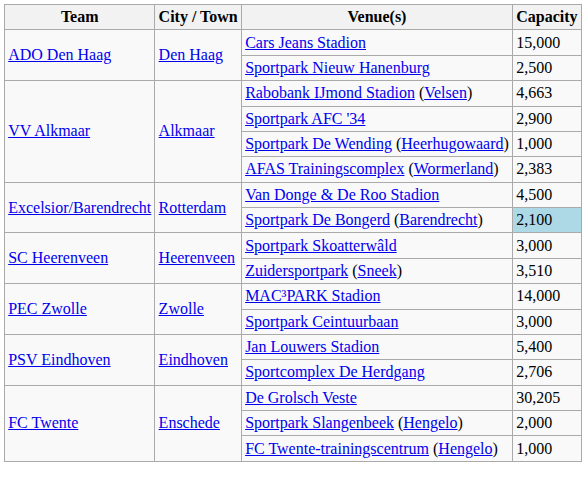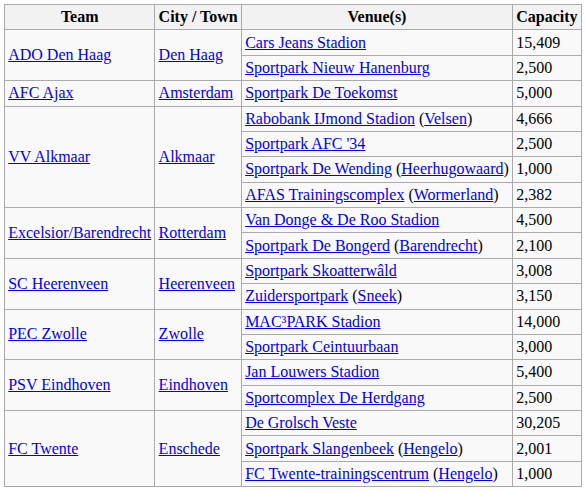(538, 42) 15,000 -> (538, 42) 15,409
+ row: (321, 93)
(534, 93) 4,663 -> (534, 118) 4,666
(534, 118) 2,900 -> (534, 144) 2,500
(534, 169) 2,383 -> (534, 194) 2,382
(534, 220) lightblue background -> (534, 245) no background
(534, 245) 3,000 -> (534, 270) 3,008
(534, 270) 3,510 -> (534, 296) 3,150
(534, 372) 2,706 -> (534, 397) 2,500
(534, 423) 2,000 -> (534, 448) 2,001
